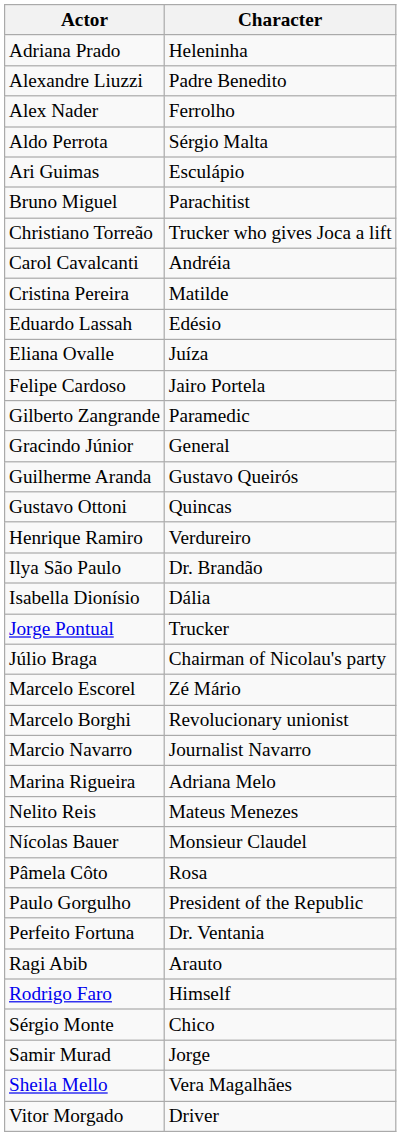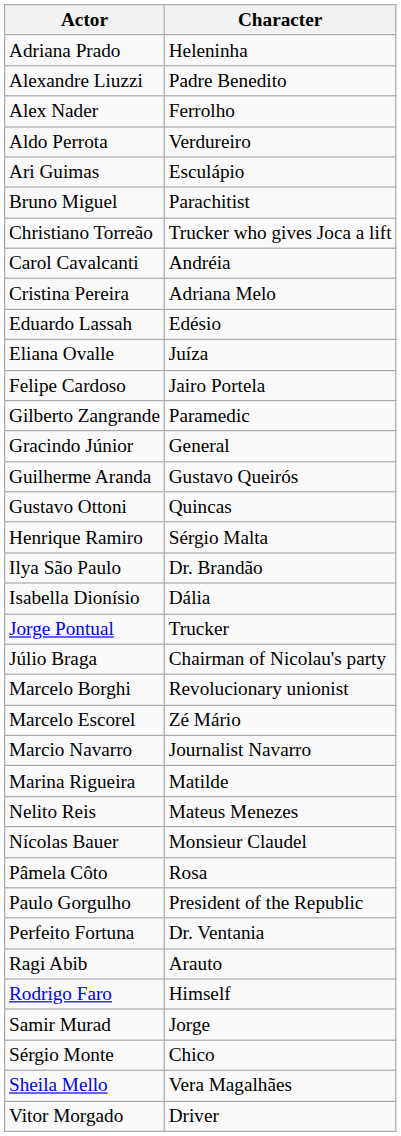(218, 141) Sérgio Malta -> (210, 141) Verdureiro
(199, 293) Matilde -> (222, 293) Adriana Melo
(210, 537) Verdureiro -> (218, 537) Sérgio Malta
rows swapped: (70, 720) <-> (72, 689)
(222, 780) Adriana Melo -> (199, 780) Matilde
rows swapped: (60, 1055) <-> (61, 1024)
